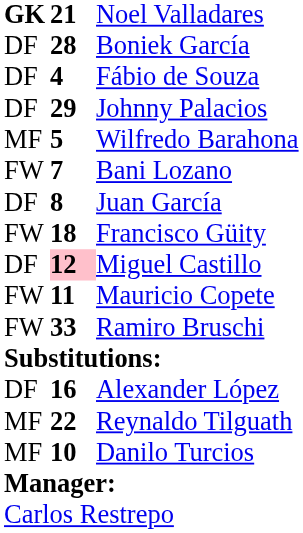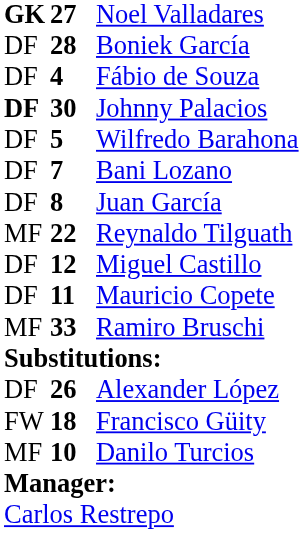(63, 14) 21 -> (63, 14) 27
(21, 108) normal -> (22, 108) bold
(63, 108) 29 -> (63, 108) 30
(23, 139) MF -> (21, 139) DF
(24, 170) FW -> (21, 170) DF
rows swapped: (194, 420) <-> (181, 233)
(63, 264) pink background -> (63, 264) no background
(24, 295) FW -> (21, 295) DF
(24, 327) FW -> (23, 327) MF
(63, 389) 16 -> (63, 389) 26
